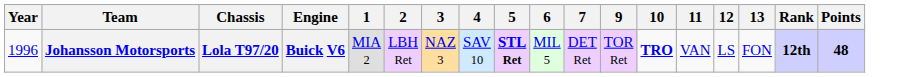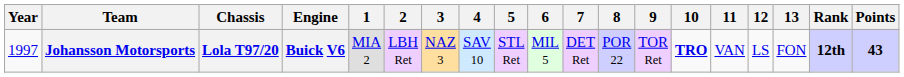+ column: (617, 17)
(23, 50) 1996 -> (23, 50) 1997
(512, 50) bold -> (511, 50) normal
(841, 50) 48 -> (875, 50) 43
